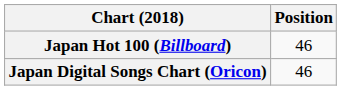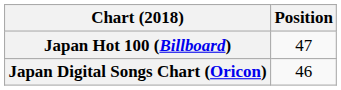(304, 44) 46 -> (304, 44) 47
